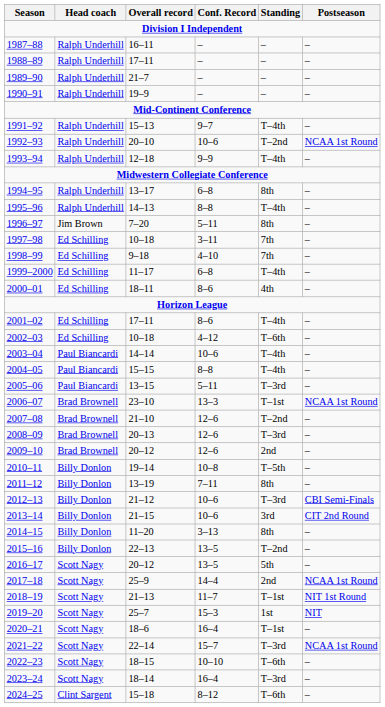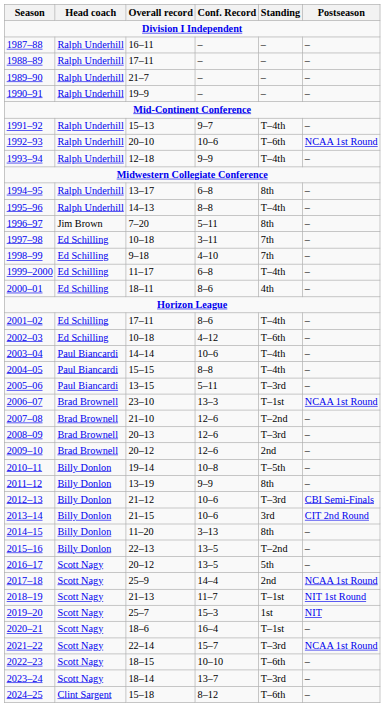(274, 142) T–2nd -> (273, 142) T–6th
(208, 483) 7–11 -> (205, 483) 9–9
(208, 678) 16–4 -> (208, 678) 13–7
